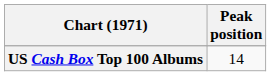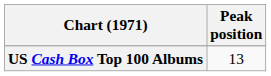(236, 58) 14 -> (236, 58) 13
